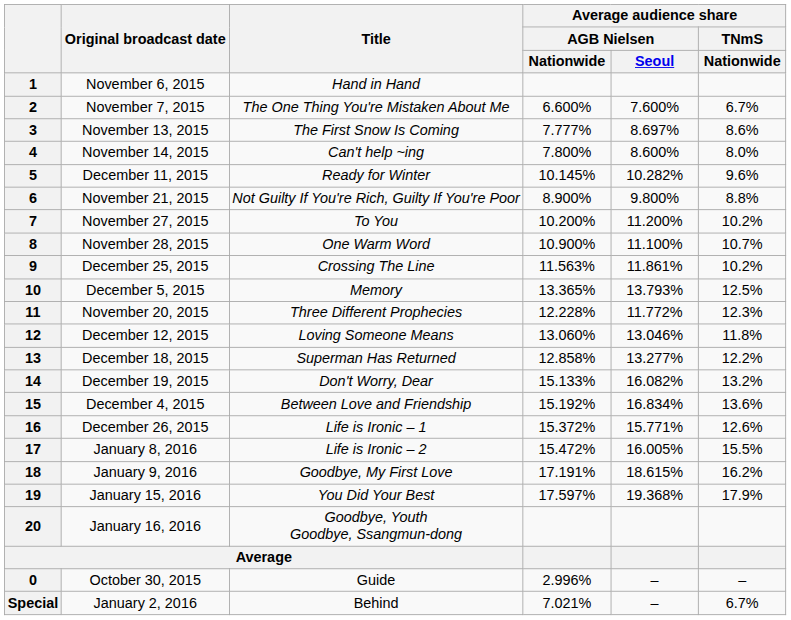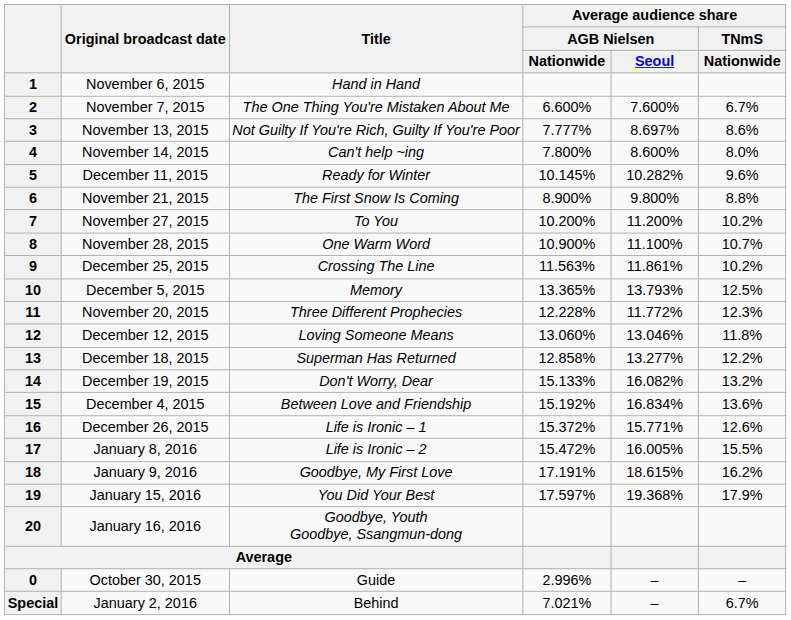(376, 130) The First Snow Is Coming -> (376, 130) Not Guilty If You're Rich, Guilty If You're Poor
(376, 198) Not Guilty If You're Rich, Guilty If You're Poor -> (376, 198) The First Snow Is Coming
